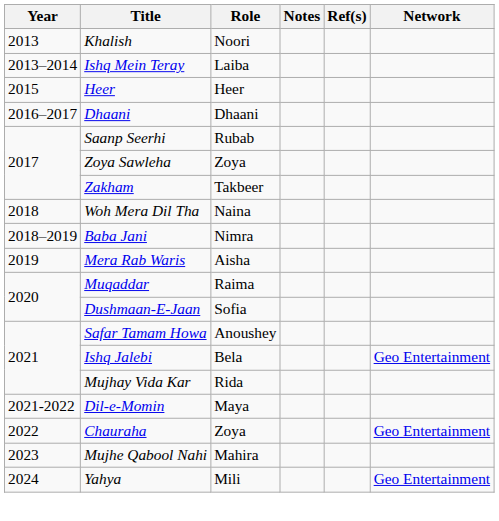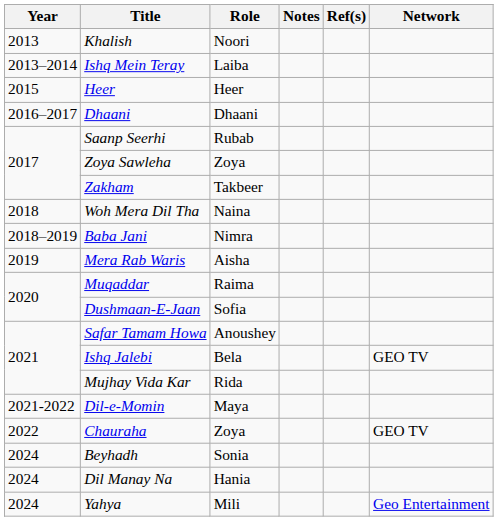(432, 357) Geo Entertainment -> (401, 357) GEO TV
(432, 430) Geo Entertainment -> (401, 430) GEO TV
- row: (146, 455)
+ row: (111, 455)
+ row: (128, 479)
